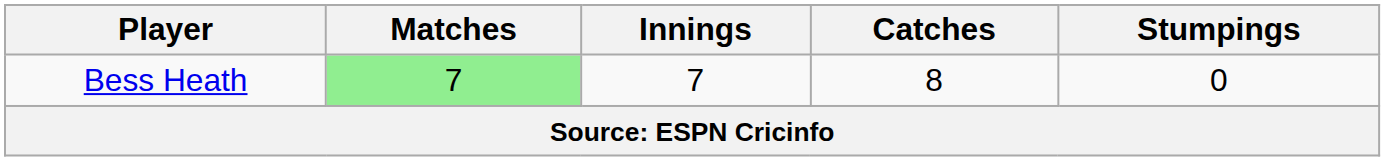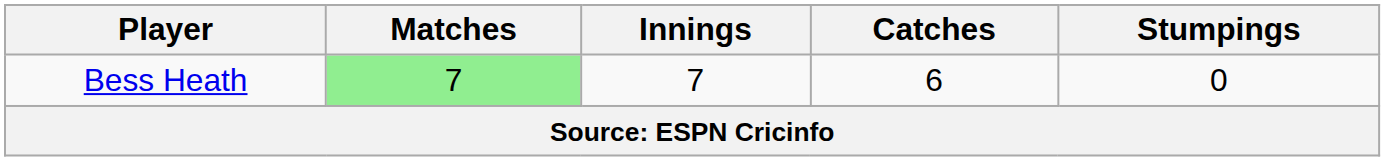(934, 79) 8 -> (934, 79) 6
